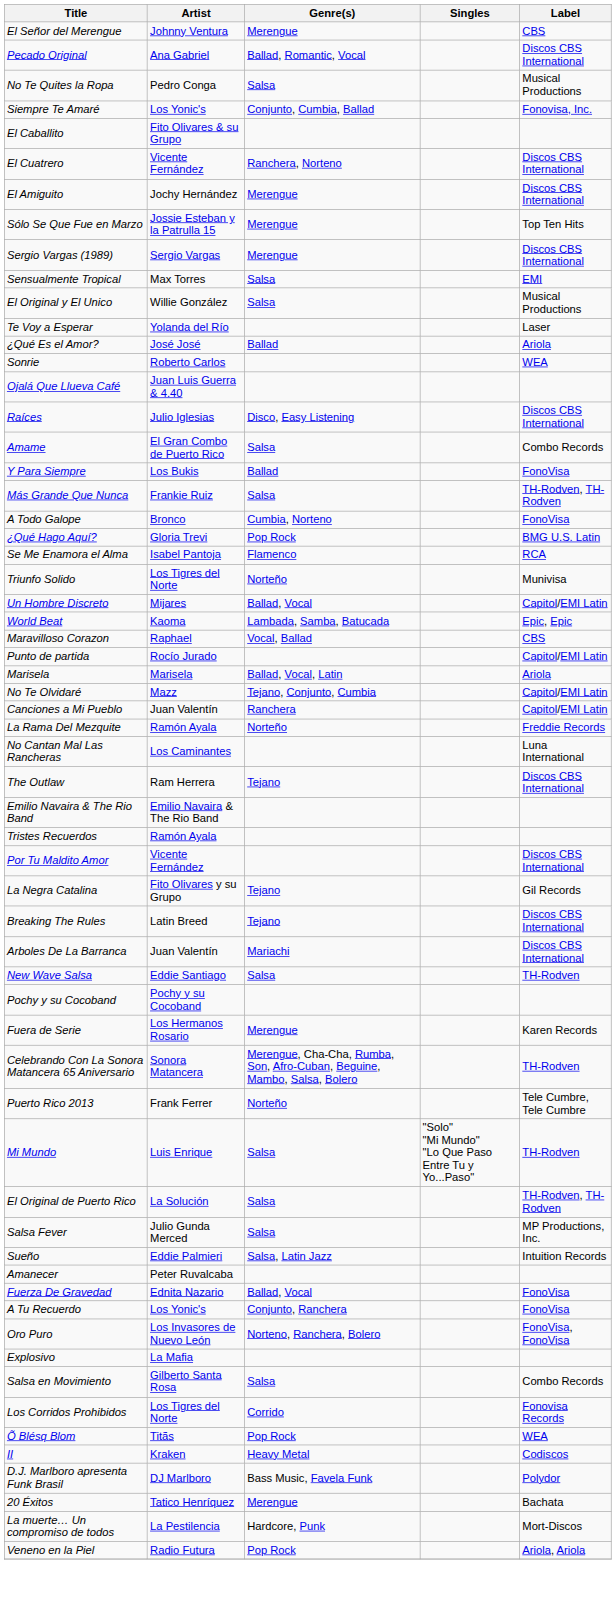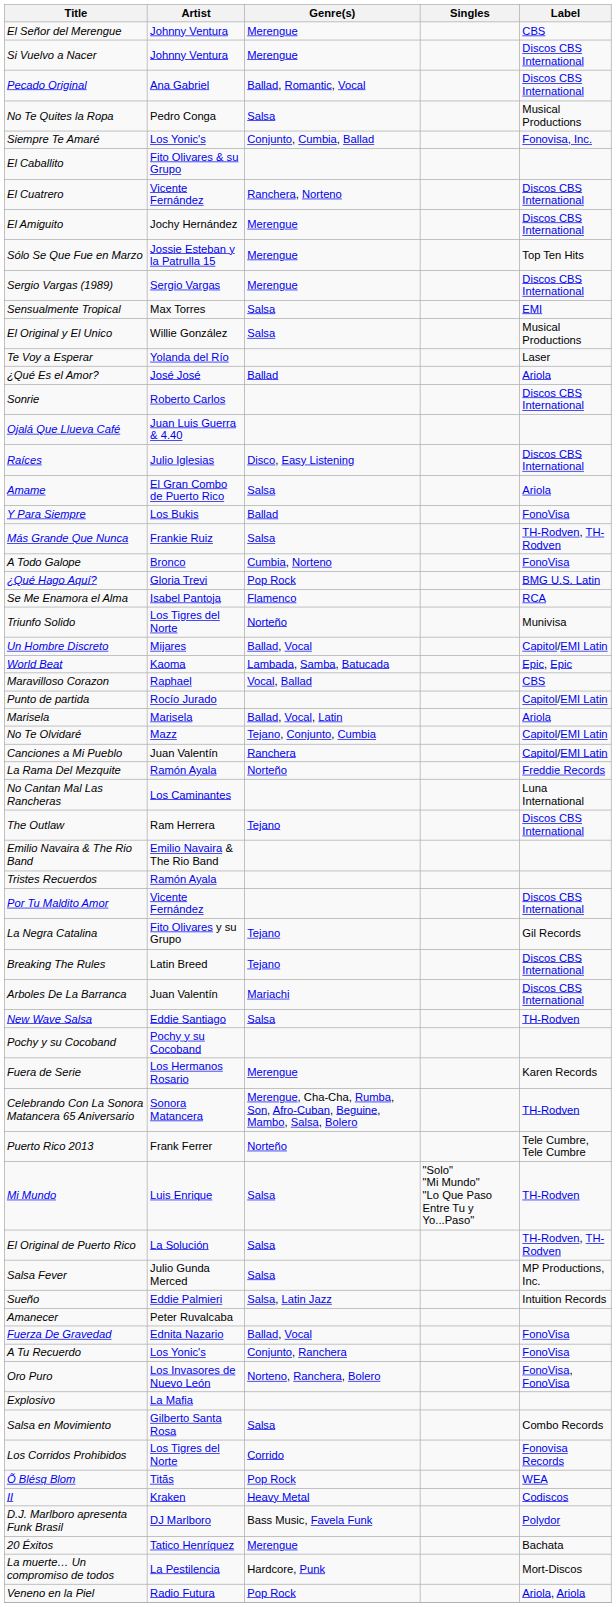+ row: (52, 55)
(535, 362) WEA -> (553, 399) Discos CBS International
(563, 447) Combo Records -> (537, 490) Ariola
